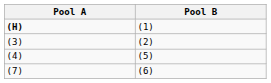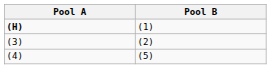- row: (15, 71)
